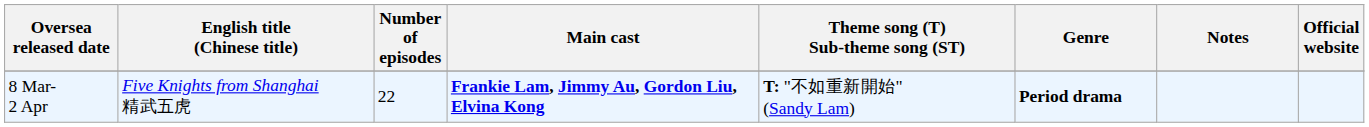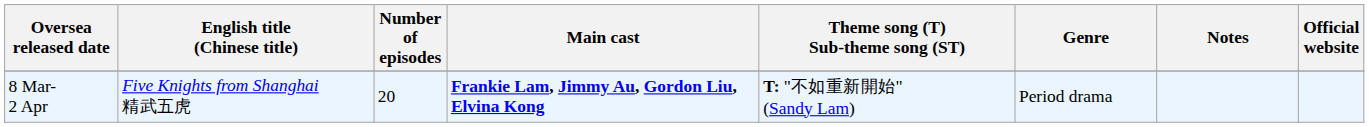(387, 96) 22 -> (387, 96) 20
(1071, 96) bold -> (1066, 96) normal
